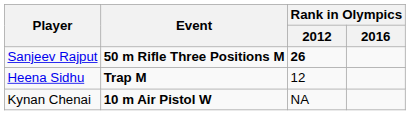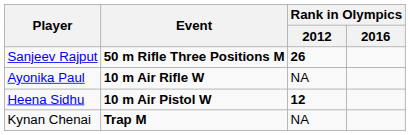+ row: (46, 78)
(125, 78) Trap M -> (158, 99) 10 m Air Pistol W
(298, 78) normal -> (298, 99) bold
(158, 99) 10 m Air Pistol W -> (125, 120) Trap M
